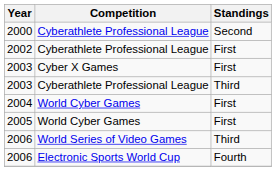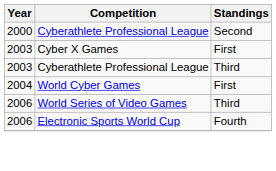- row: (20, 49)
- row: (20, 121)
